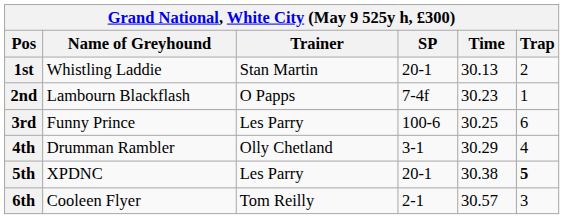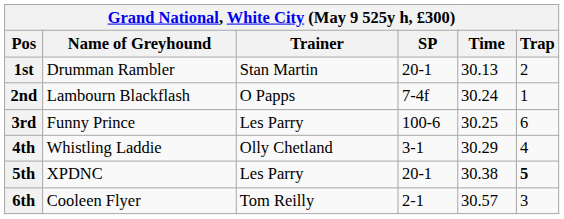(104, 69) Whistling Laddie -> (111, 69) Drumman Rambler
(480, 95) 30.23 -> (480, 95) 30.24
(111, 148) Drumman Rambler -> (104, 148) Whistling Laddie
